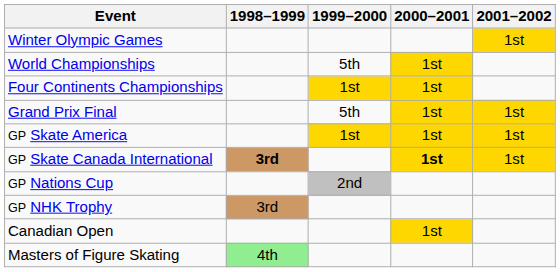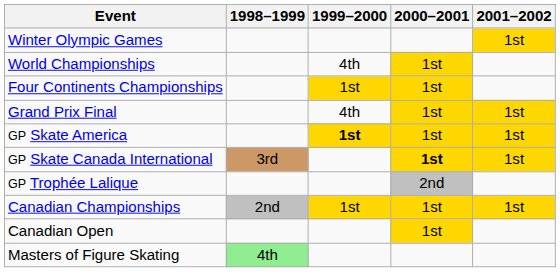(350, 64) 5th -> (350, 64) 4th
(350, 111) 5th -> (350, 111) 4th
(350, 135) normal -> (350, 135) bold
(267, 159) bold -> (267, 159) normal
- row: (60, 183)
+ row: (73, 183)
- row: (60, 207)
+ row: (94, 207)
